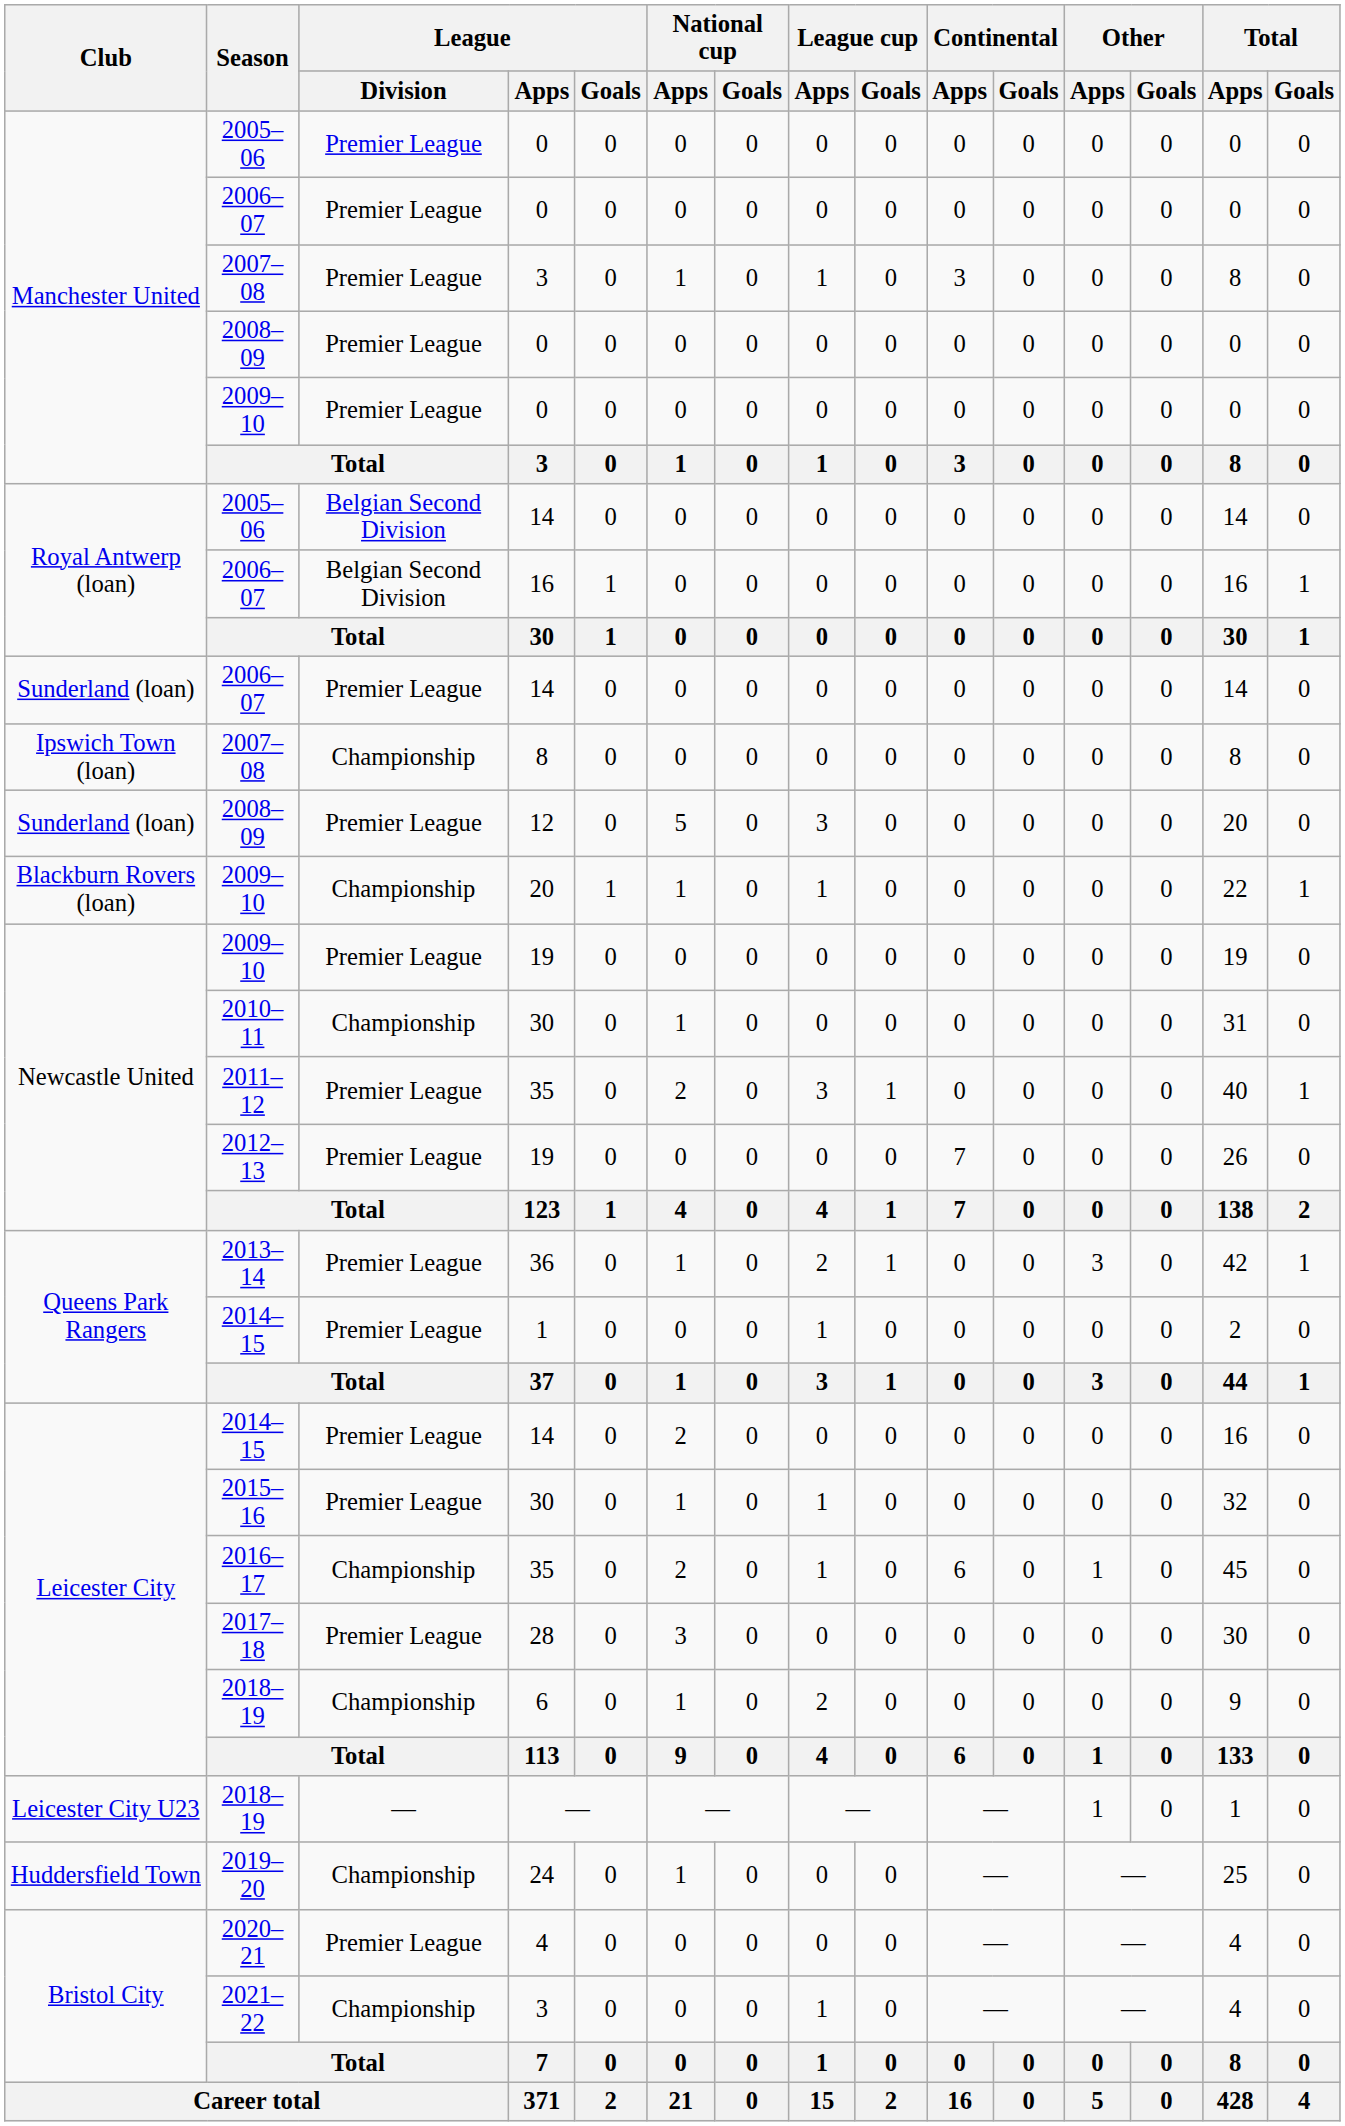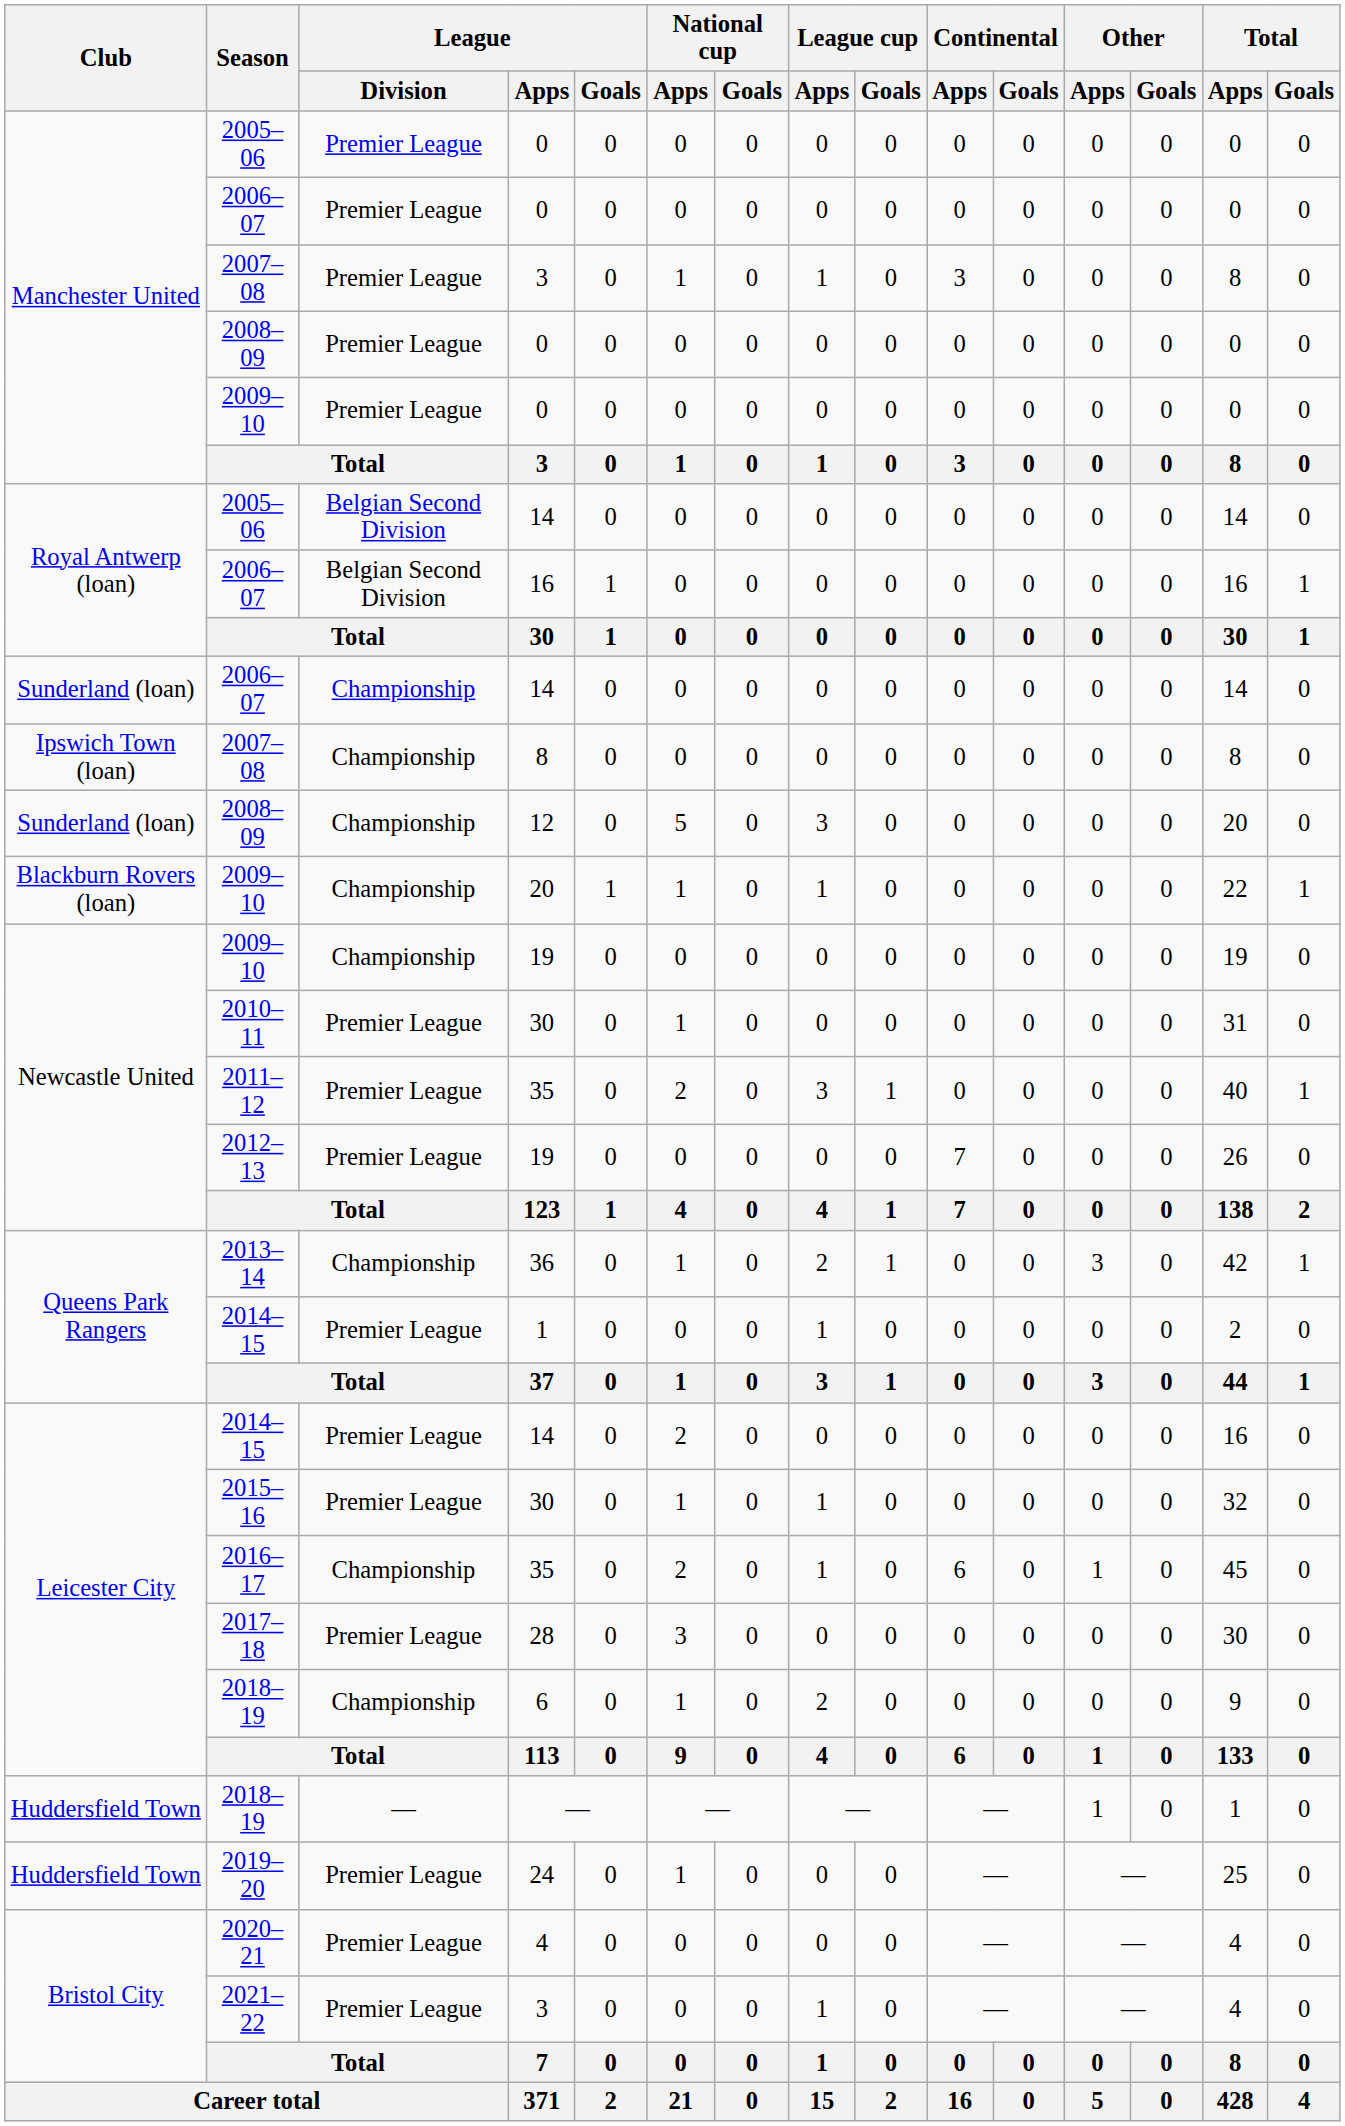(403, 689) Premier League -> (403, 689) Championship
(403, 823) Premier League -> (403, 823) Championship
(403, 956) Premier League -> (403, 956) Championship
(403, 1023) Championship -> (403, 1023) Premier League
(403, 1262) Premier League -> (403, 1262) Championship
(106, 1808) Leicester City U23 -> (106, 1808) Huddersfield Town
(403, 1875) Championship -> (403, 1875) Premier League
(403, 2009) Championship -> (403, 2009) Premier League
